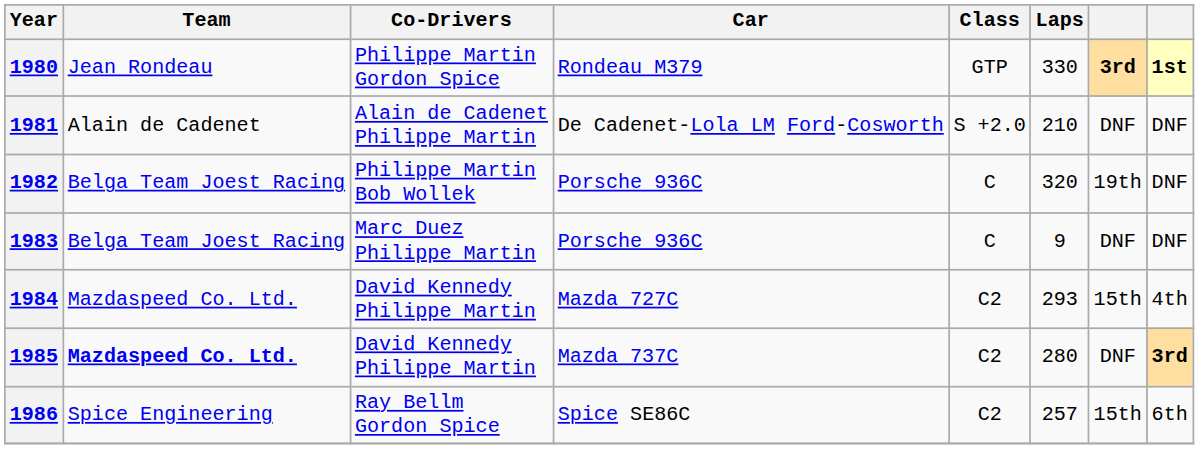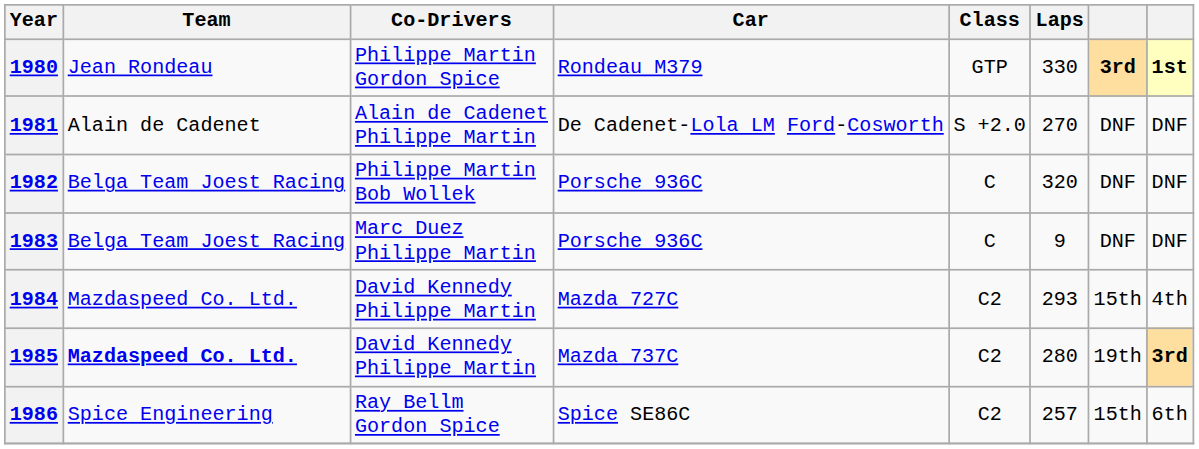(1060, 125) 210 -> (1060, 125) 270
(1118, 183) 19th -> (1118, 183) DNF
(1118, 357) DNF -> (1118, 357) 19th
